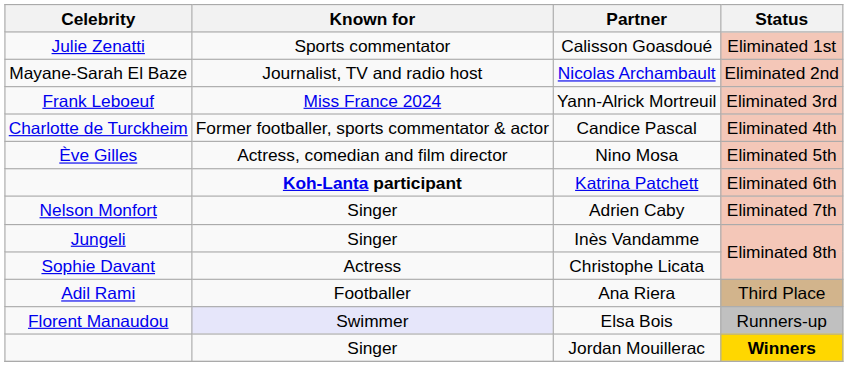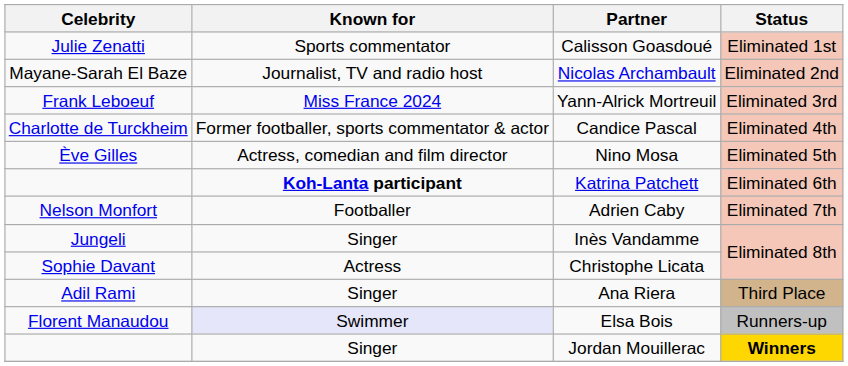(372, 210) Singer -> (372, 210) Footballer
(372, 293) Footballer -> (372, 293) Singer
